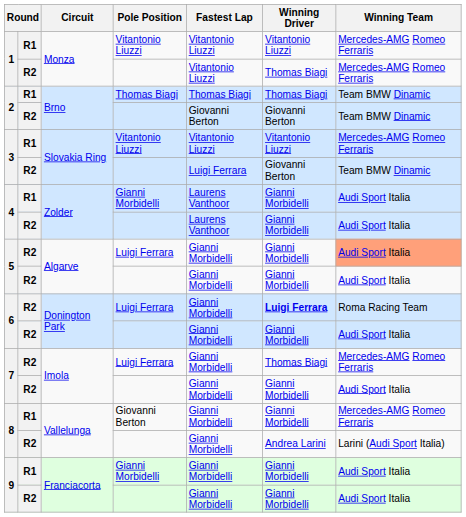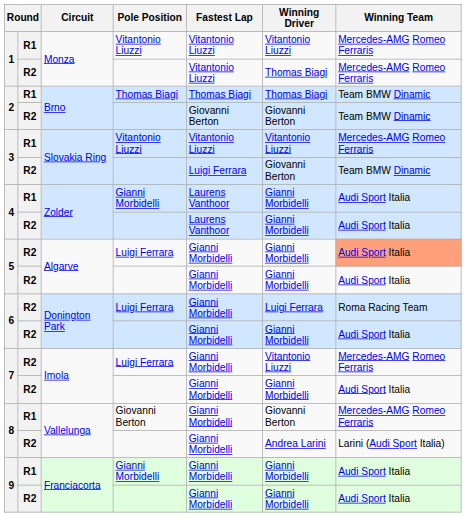(296, 307) bold -> (294, 307) normal
(296, 362) Thomas Biagi -> (288, 362) Vitantonio Liuzzi
(287, 416) Gianni Morbidelli -> (285, 416) Giovanni Berton
